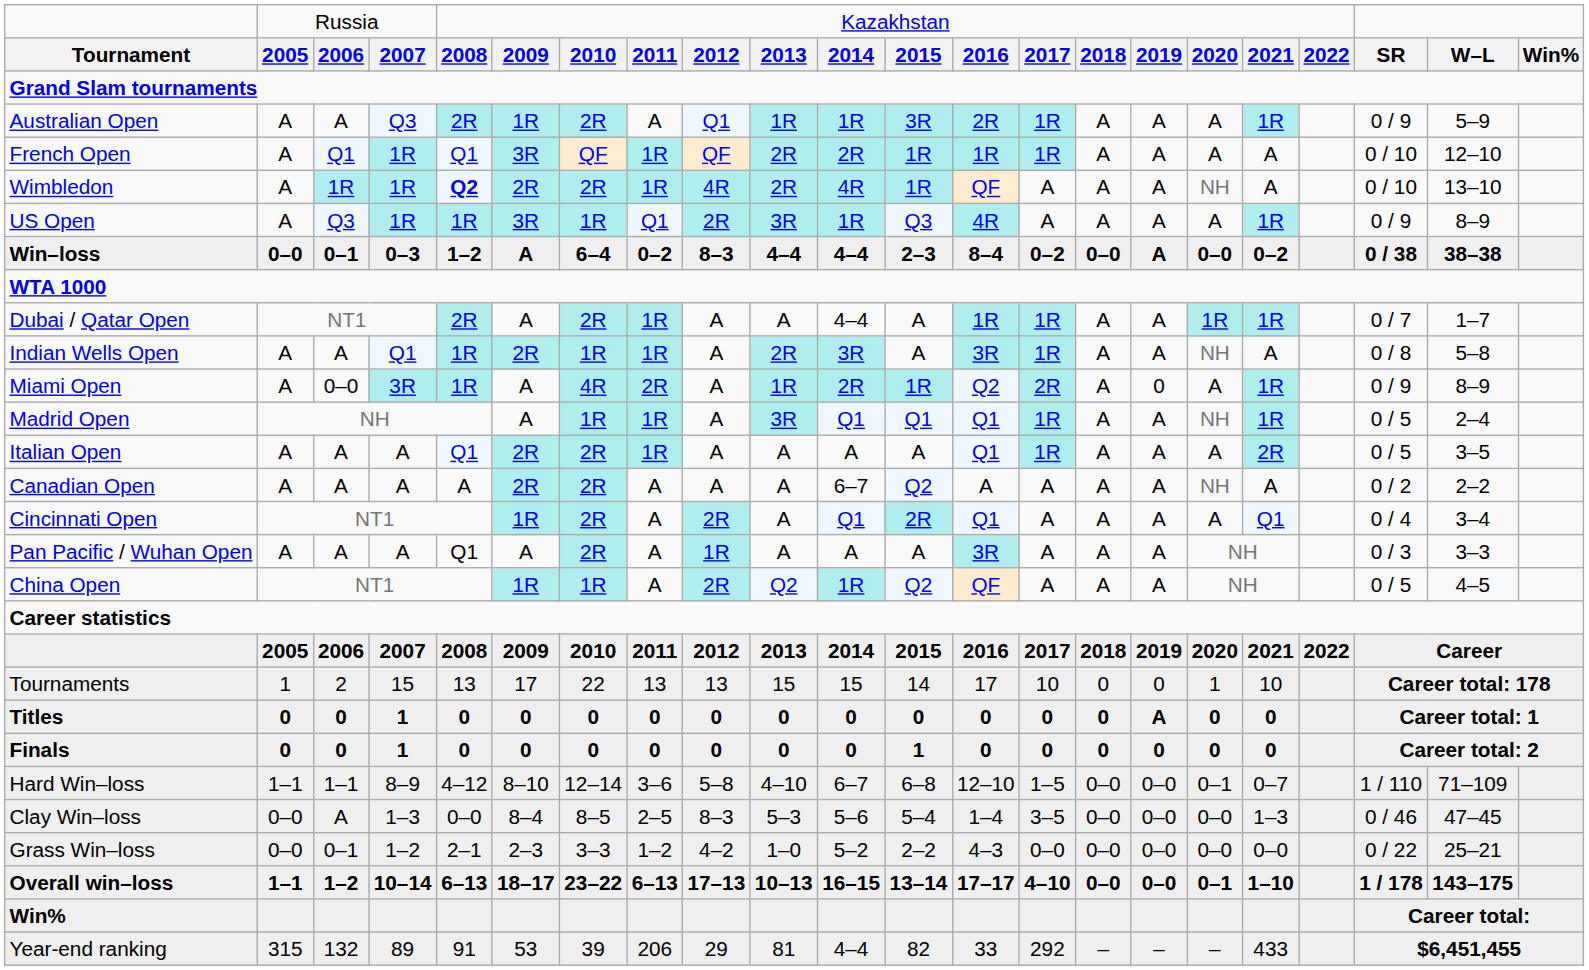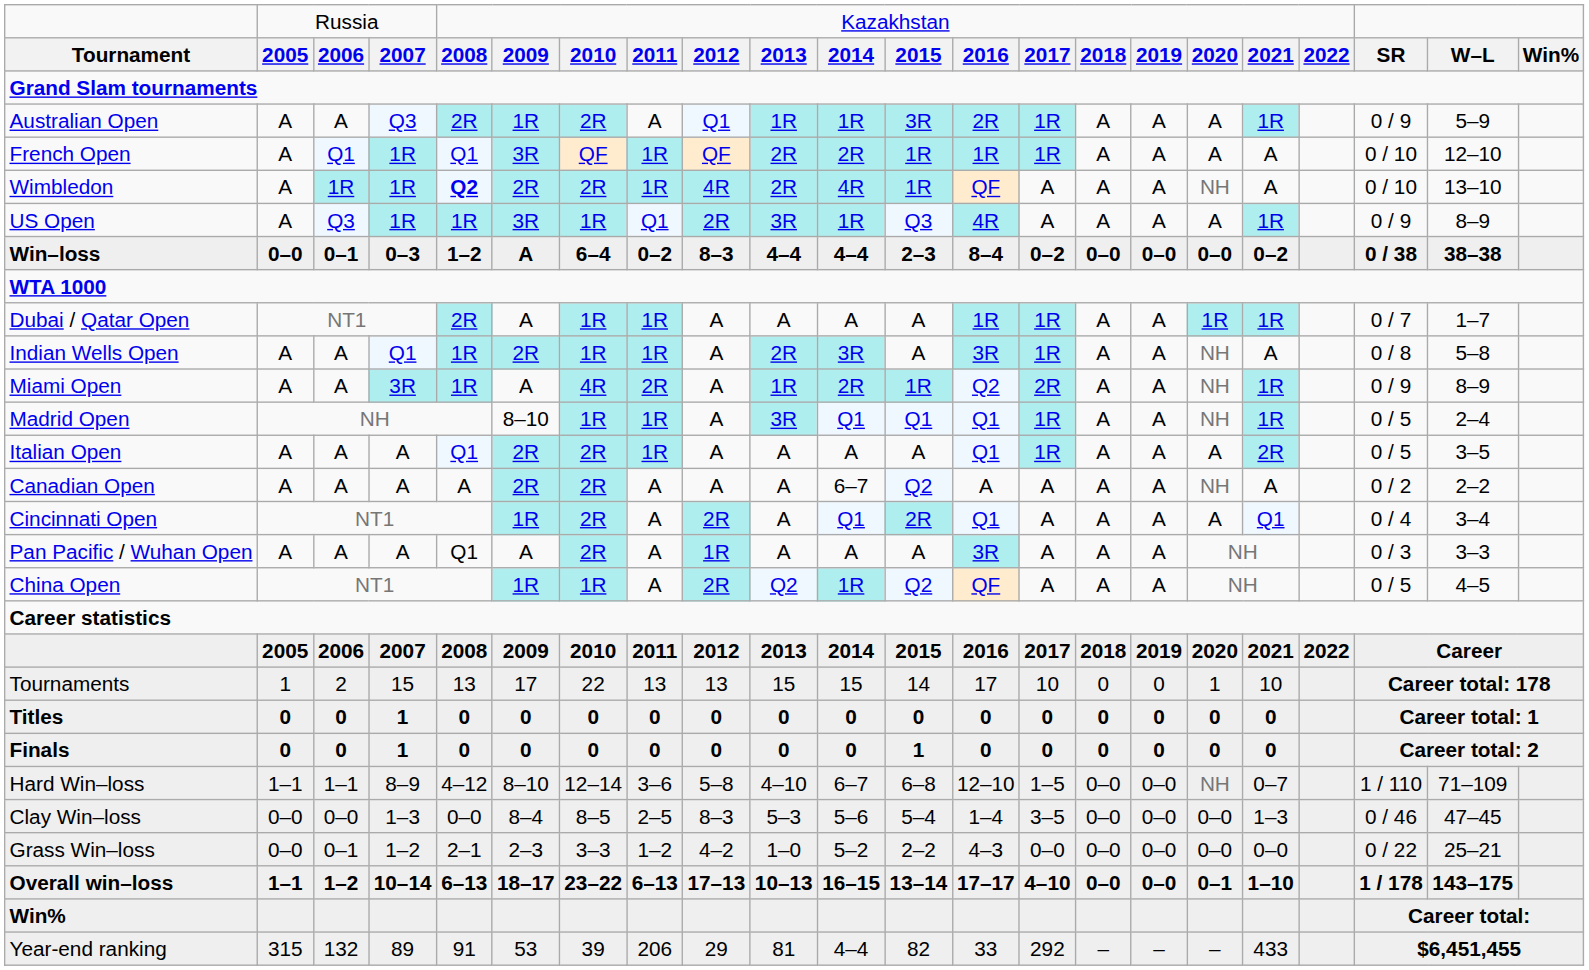(1159, 253) A -> (1159, 253) 0–0
(593, 319) 2R -> (593, 319) 1R
(851, 319) 4–4 -> (851, 319) A
(341, 386) 0–0 -> (341, 386) A
(1159, 386) 0 -> (1159, 386) A
(1215, 386) A -> (1215, 386) NH
(526, 419) A -> (526, 419) 8–10
(1159, 717) A -> (1159, 717) 0
(1215, 783) 0–1 -> (1215, 783) NH
(341, 816) A -> (341, 816) 0–0
